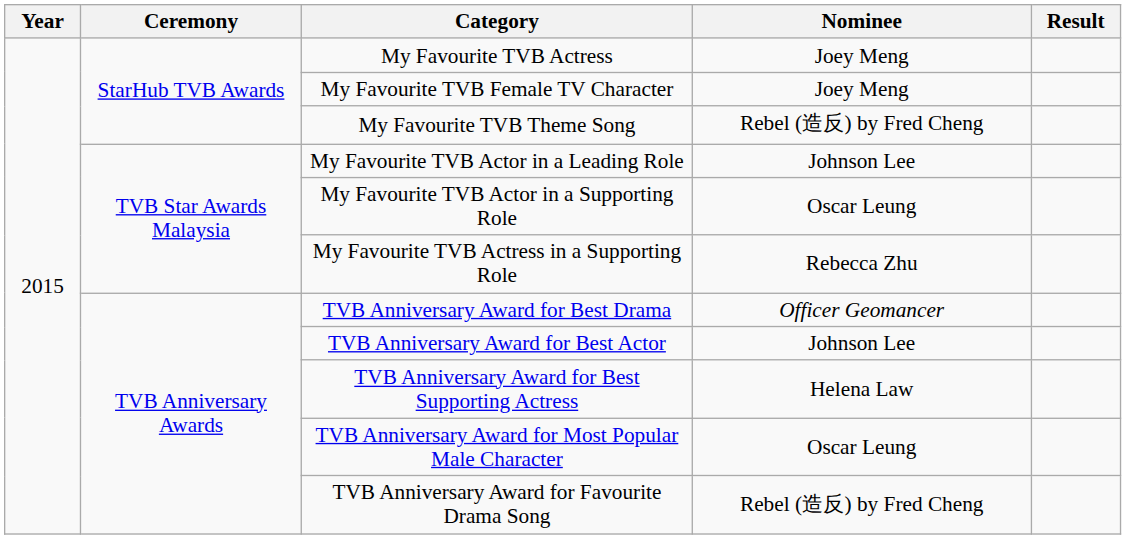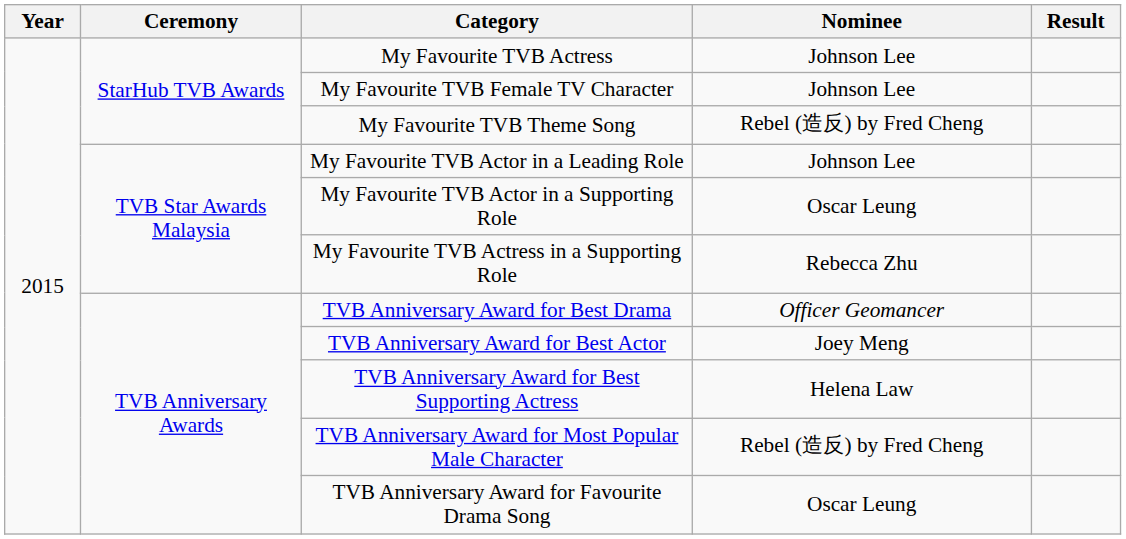(862, 55) Joey Meng -> (862, 55) Johnson Lee
(862, 88) Joey Meng -> (862, 88) Johnson Lee
(862, 343) Johnson Lee -> (862, 343) Joey Meng
(862, 446) Oscar Leung -> (862, 445) Rebel (造反) by Fred Cheng
(862, 503) Rebel (造反) by Fred Cheng -> (862, 504) Oscar Leung
